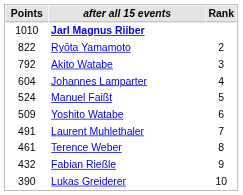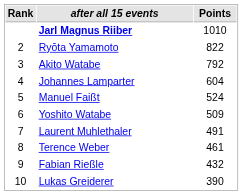columns swapped: (221, 14) <-> (27, 14)
